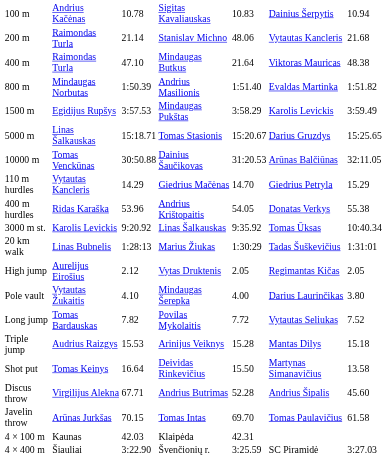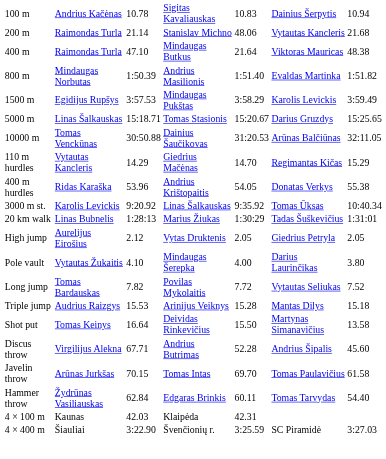(301, 184) Giedrius Petryla -> (307, 162) Regimantas Kičas
(304, 271) Regimantas Kičas -> (303, 238) Giedrius Petryla
+ row: (22, 398)
